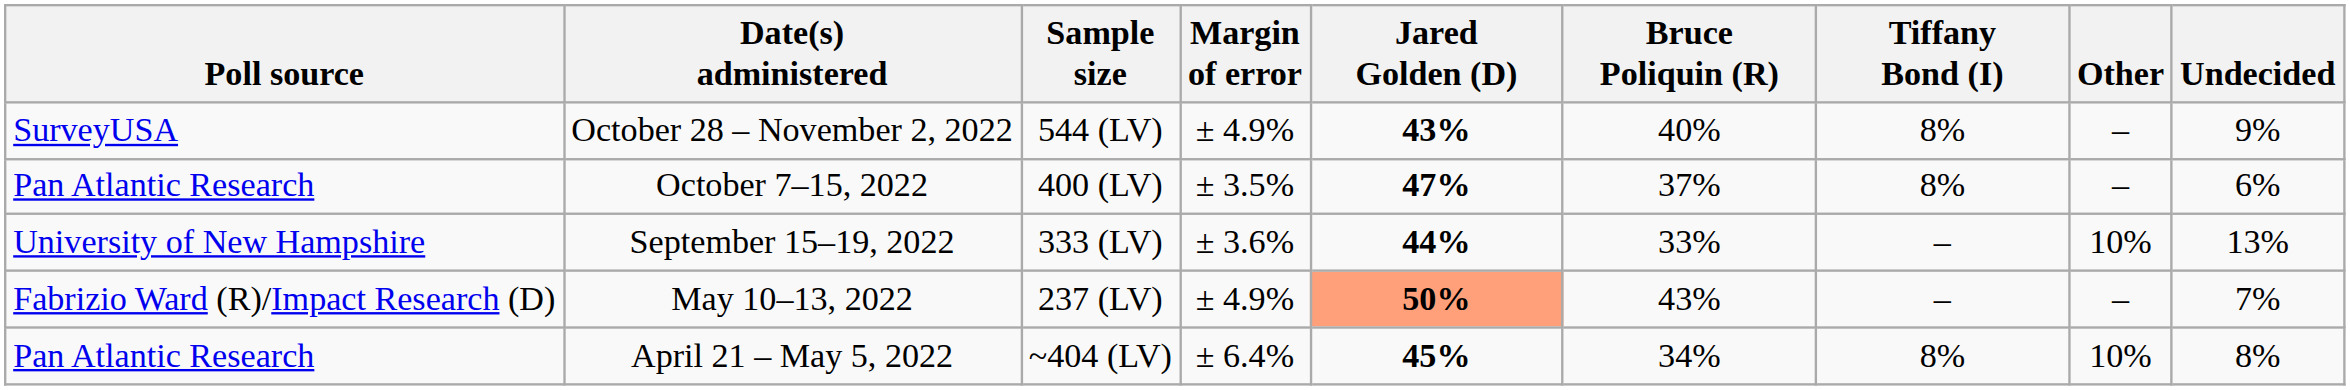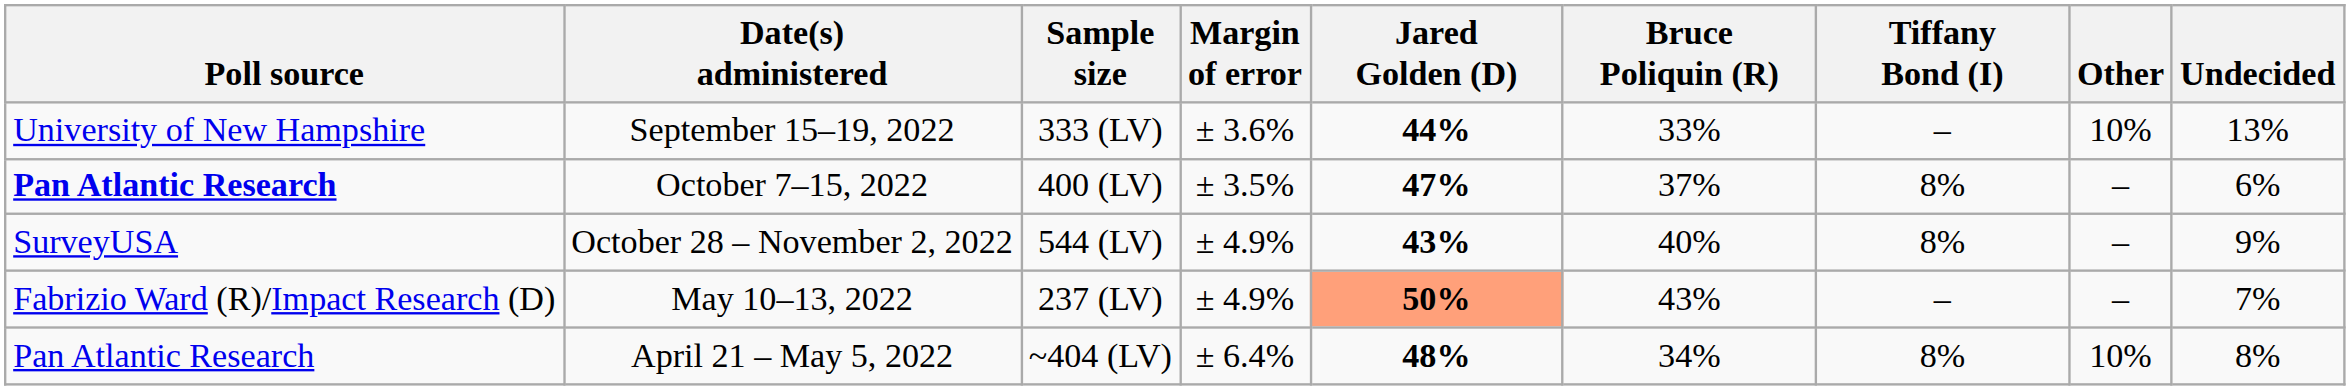rows swapped: (792, 129) <-> (792, 242)
(164, 185) normal -> (175, 185) bold
(1436, 354) 45% -> (1436, 354) 48%
